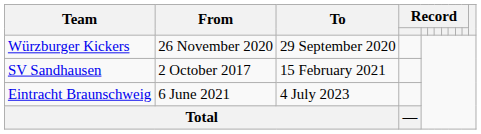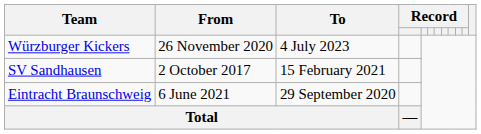(338, 46) 29 September 2020 -> (315, 46) 4 July 2023
(315, 93) 4 July 2023 -> (338, 93) 29 September 2020
